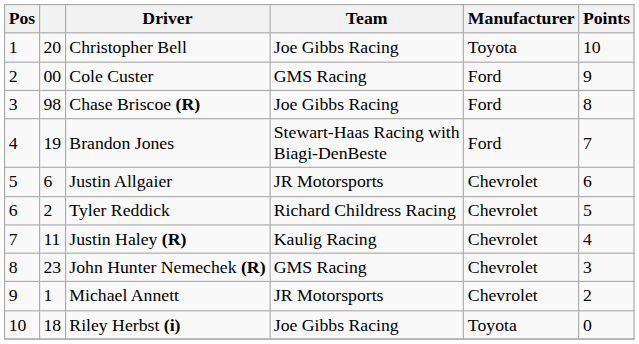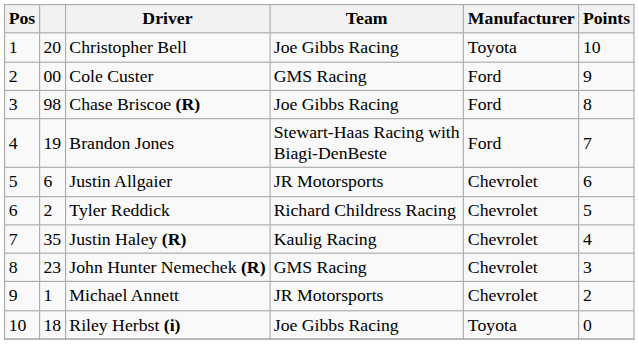(52, 238) 11 -> (52, 238) 35
